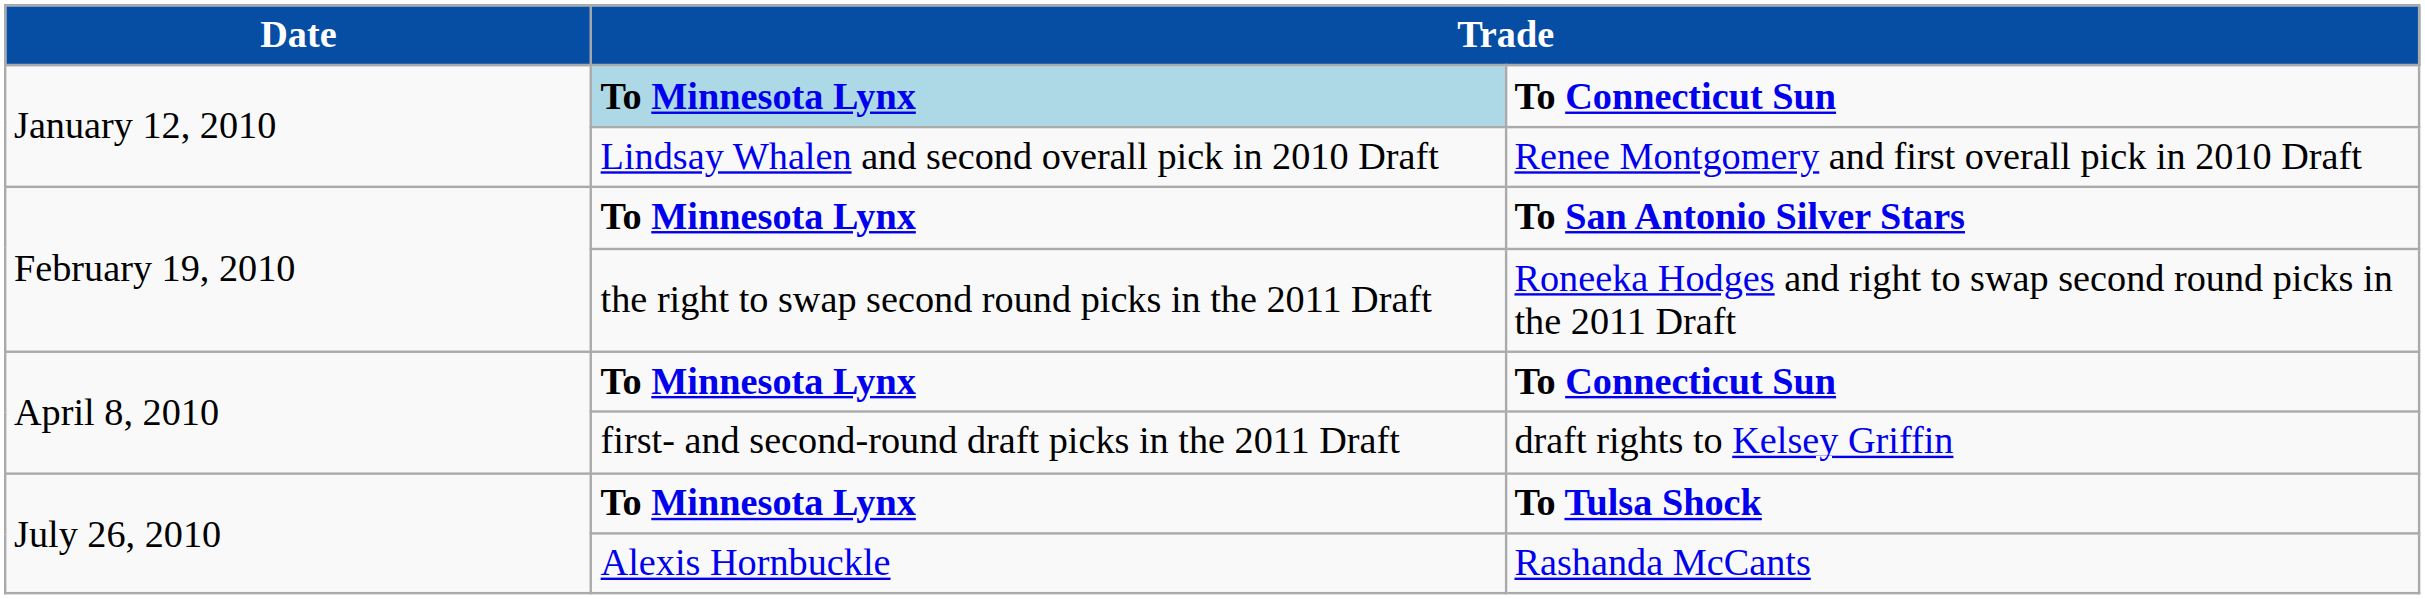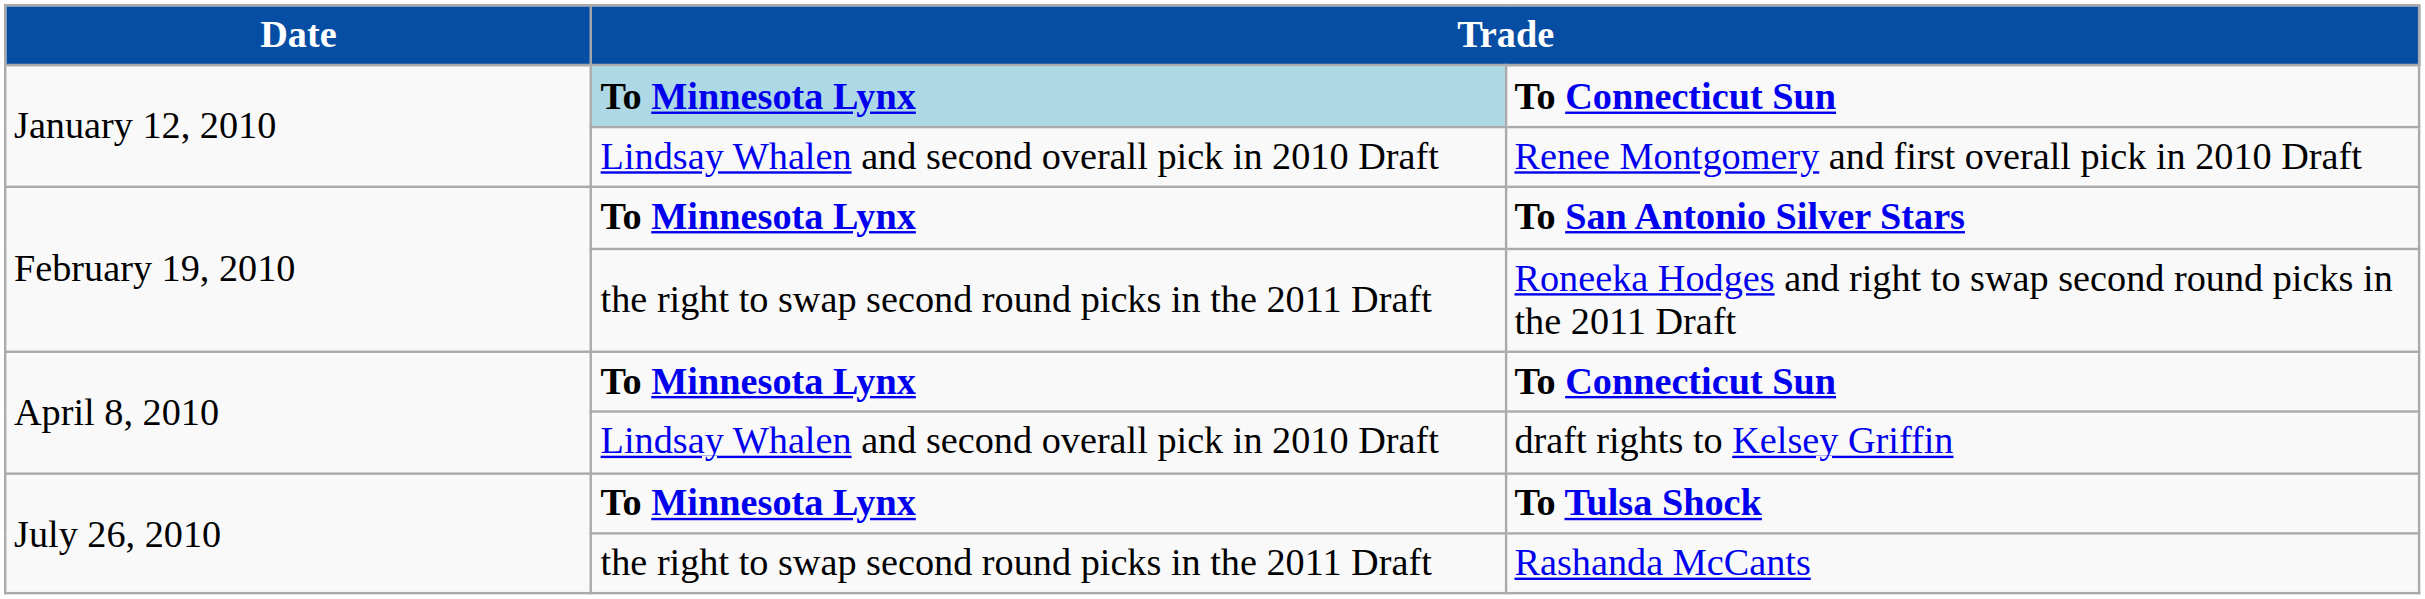(1000, 441) first- and second-round draft picks in the 2011 Draft -> (1020, 441) Lindsay Whalen and second overall pick in 2010 Draft
(746, 563) Alexis Hornbuckle -> (1016, 563) the right to swap second round picks in the 2011 Draft
